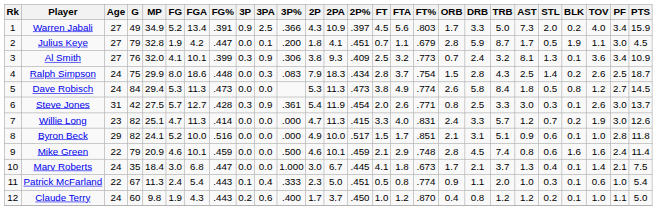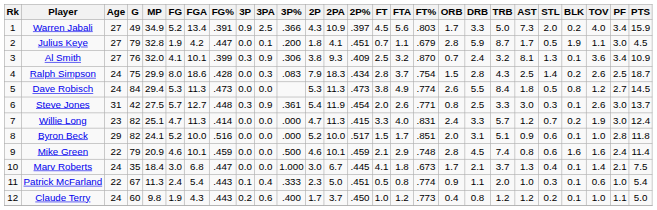(426, 58) .773 -> (426, 58) .870
(223, 74) .448 -> (223, 74) .428
(478, 89) 5.8 -> (478, 89) 5.5
(223, 105) .428 -> (223, 105) .448
(641, 120) 12.6 -> (641, 120) 12.4
(315, 136) 4.9 -> (315, 136) 5.2
(452, 136) 2.1 -> (452, 136) 2.0
(426, 197) .870 -> (426, 197) .773
